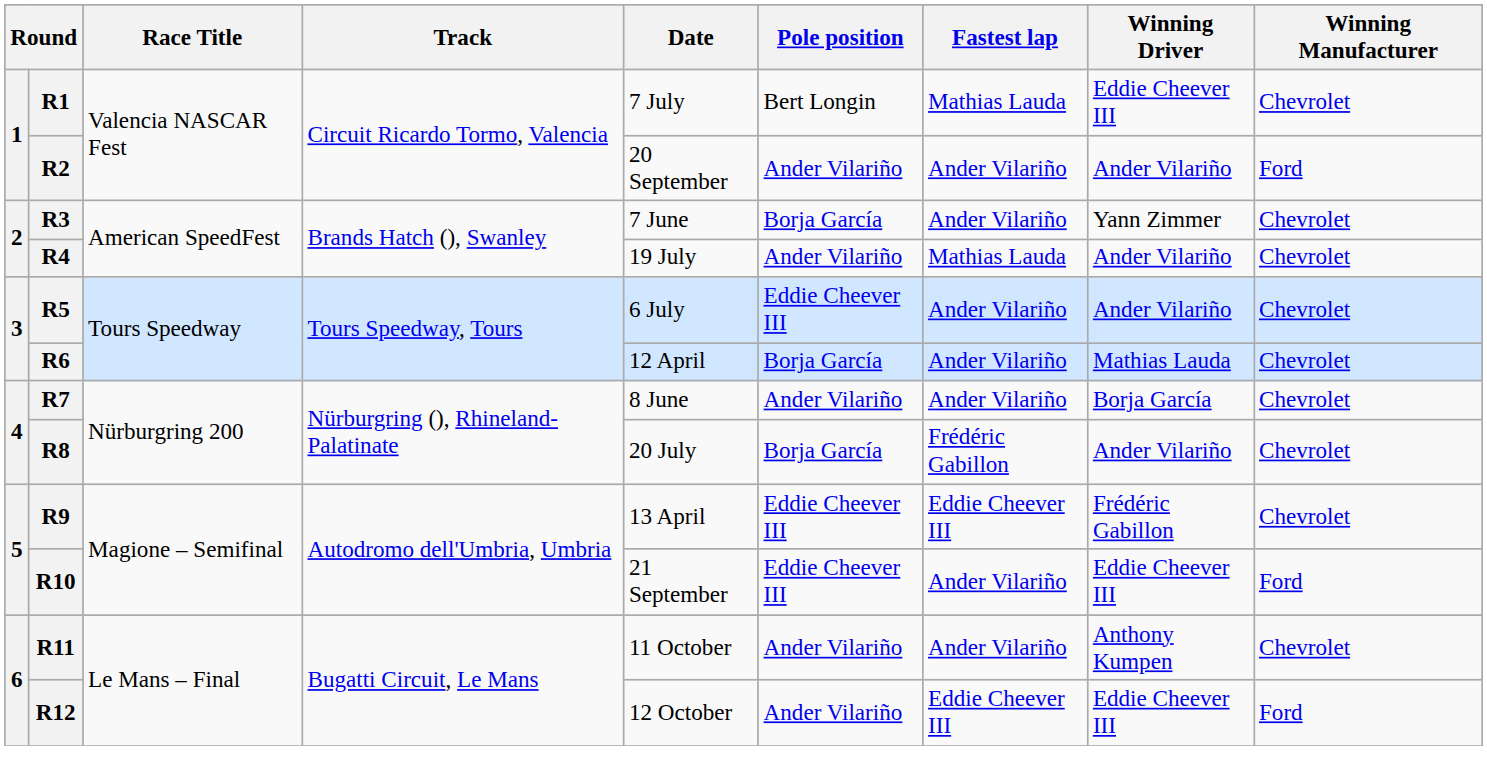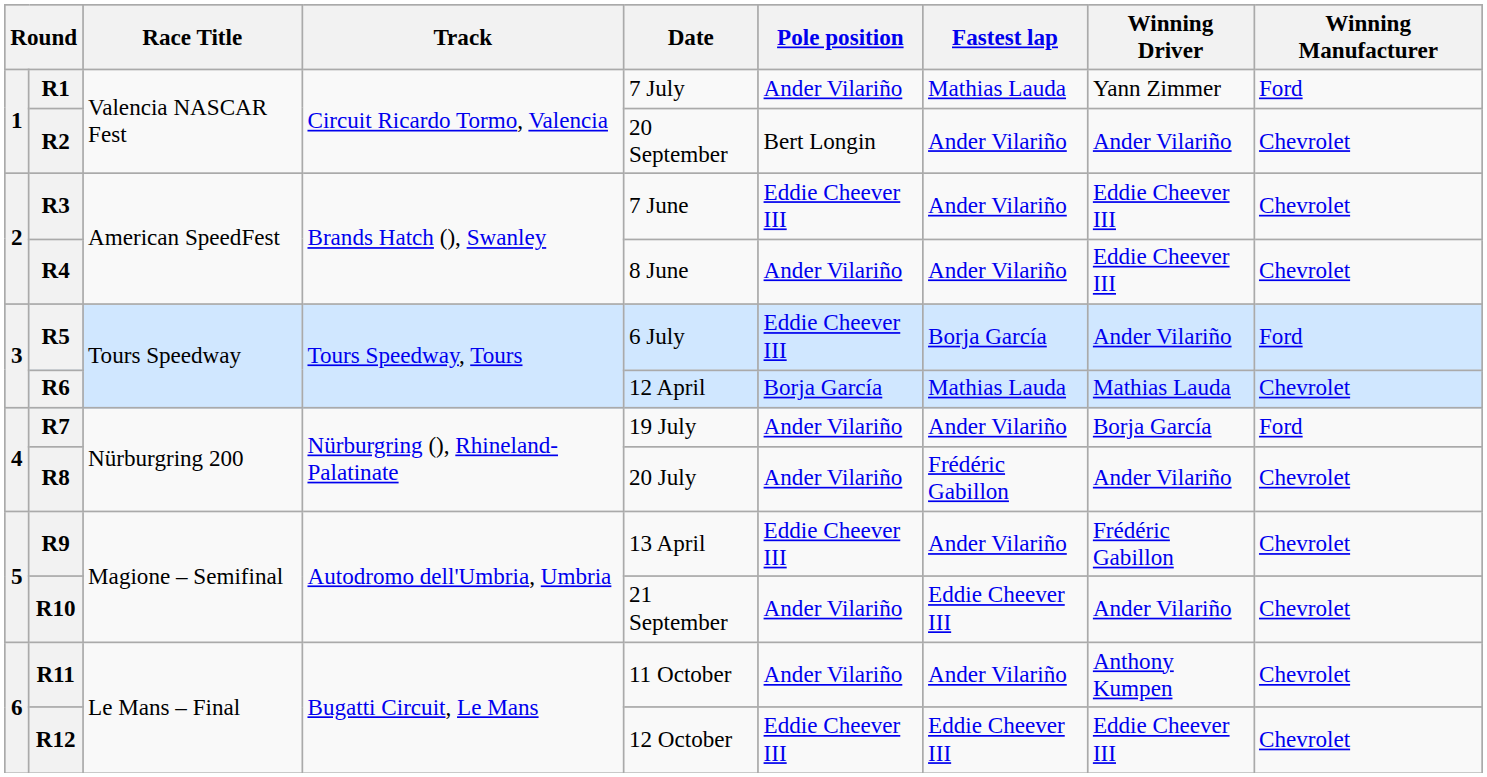(820, 102) Bert Longin -> (833, 88) Ander Vilariño
(1161, 102) Eddie Cheever III -> (1157, 88) Yann Zimmer
(1305, 102) Chevrolet -> (1281, 88) Ford
(833, 167) Ander Vilariño -> (820, 140) Bert Longin
(1281, 167) Ford -> (1305, 140) Chevrolet
(823, 219) Borja García -> (832, 205) Eddie Cheever III
(1157, 219) Yann Zimmer -> (1161, 205) Eddie Cheever III
(663, 257) 19 July -> (659, 270) 8 June
(997, 257) Mathias Lauda -> (997, 270) Ander Vilariño
(1162, 257) Ander Vilariño -> (1161, 270) Eddie Cheever III
(997, 309) Ander Vilariño -> (987, 336) Borja García
(1305, 309) Chevrolet -> (1281, 336) Ford
(997, 360) Ander Vilariño -> (997, 388) Mathias Lauda
(659, 398) 8 June -> (663, 426) 19 July
(1305, 398) Chevrolet -> (1281, 426) Ford
(823, 450) Borja García -> (833, 477) Ander Vilariño
(996, 516) Eddie Cheever III -> (997, 543) Ander Vilariño
(832, 581) Eddie Cheever III -> (833, 608) Ander Vilariño
(997, 581) Ander Vilariño -> (996, 608) Eddie Cheever III
(1161, 581) Eddie Cheever III -> (1162, 608) Ander Vilariño
(1281, 581) Ford -> (1305, 608) Chevrolet
(833, 712) Ander Vilariño -> (832, 739) Eddie Cheever III
(1281, 712) Ford -> (1305, 739) Chevrolet
